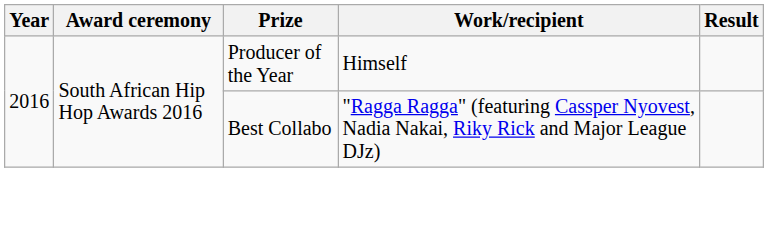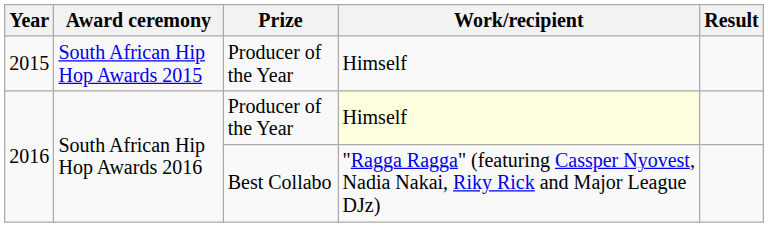+ row: (29, 63)
(375, 63) no background -> (375, 117) lightyellow background
